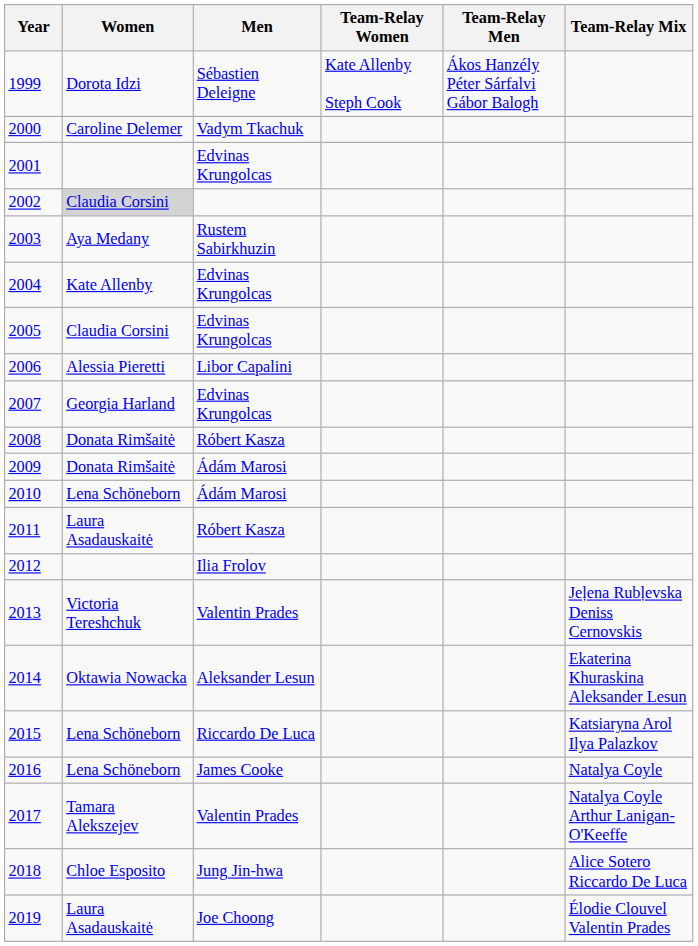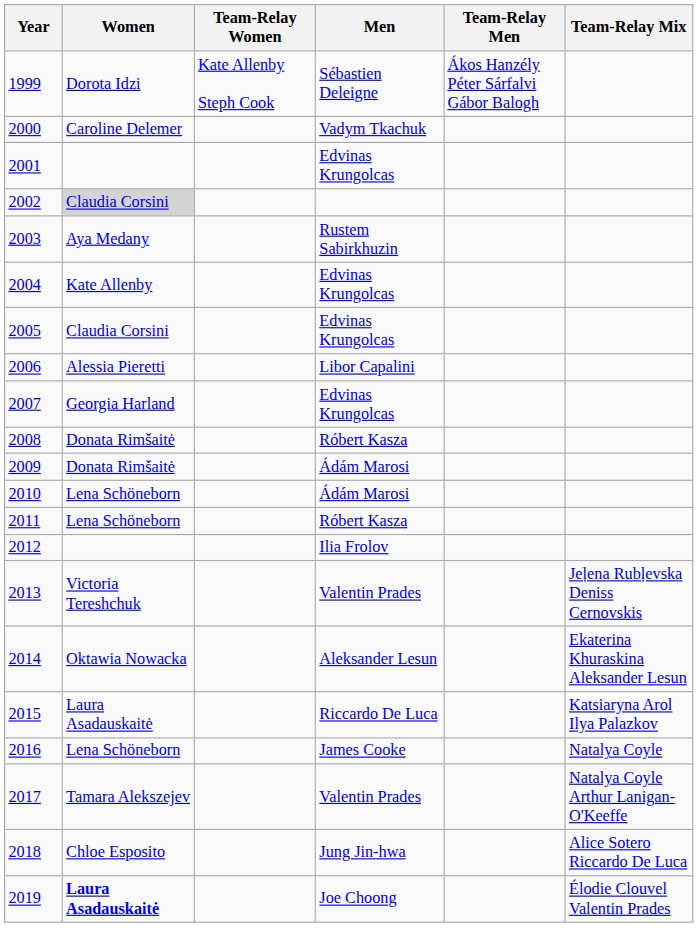columns swapped: (257, 27) <-> (382, 27)
(110, 530) Laura Asadauskaitė -> (123, 520) Lena Schöneborn
(123, 733) Lena Schöneborn -> (109, 714) Laura Asadauskaitė
(110, 918) normal -> (113, 898) bold
